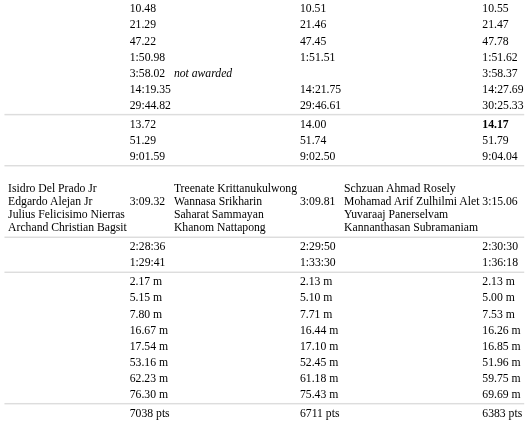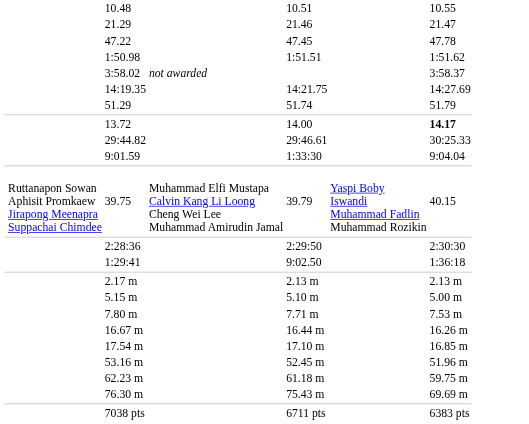rows swapped: (150, 105) <-> (143, 140)
(318, 156) 9:02.50 -> (304, 156) 1:33:30
+ row: (118, 201)
- row: (147, 201)
(318, 262) 1:33:30 -> (304, 262) 9:02.50
